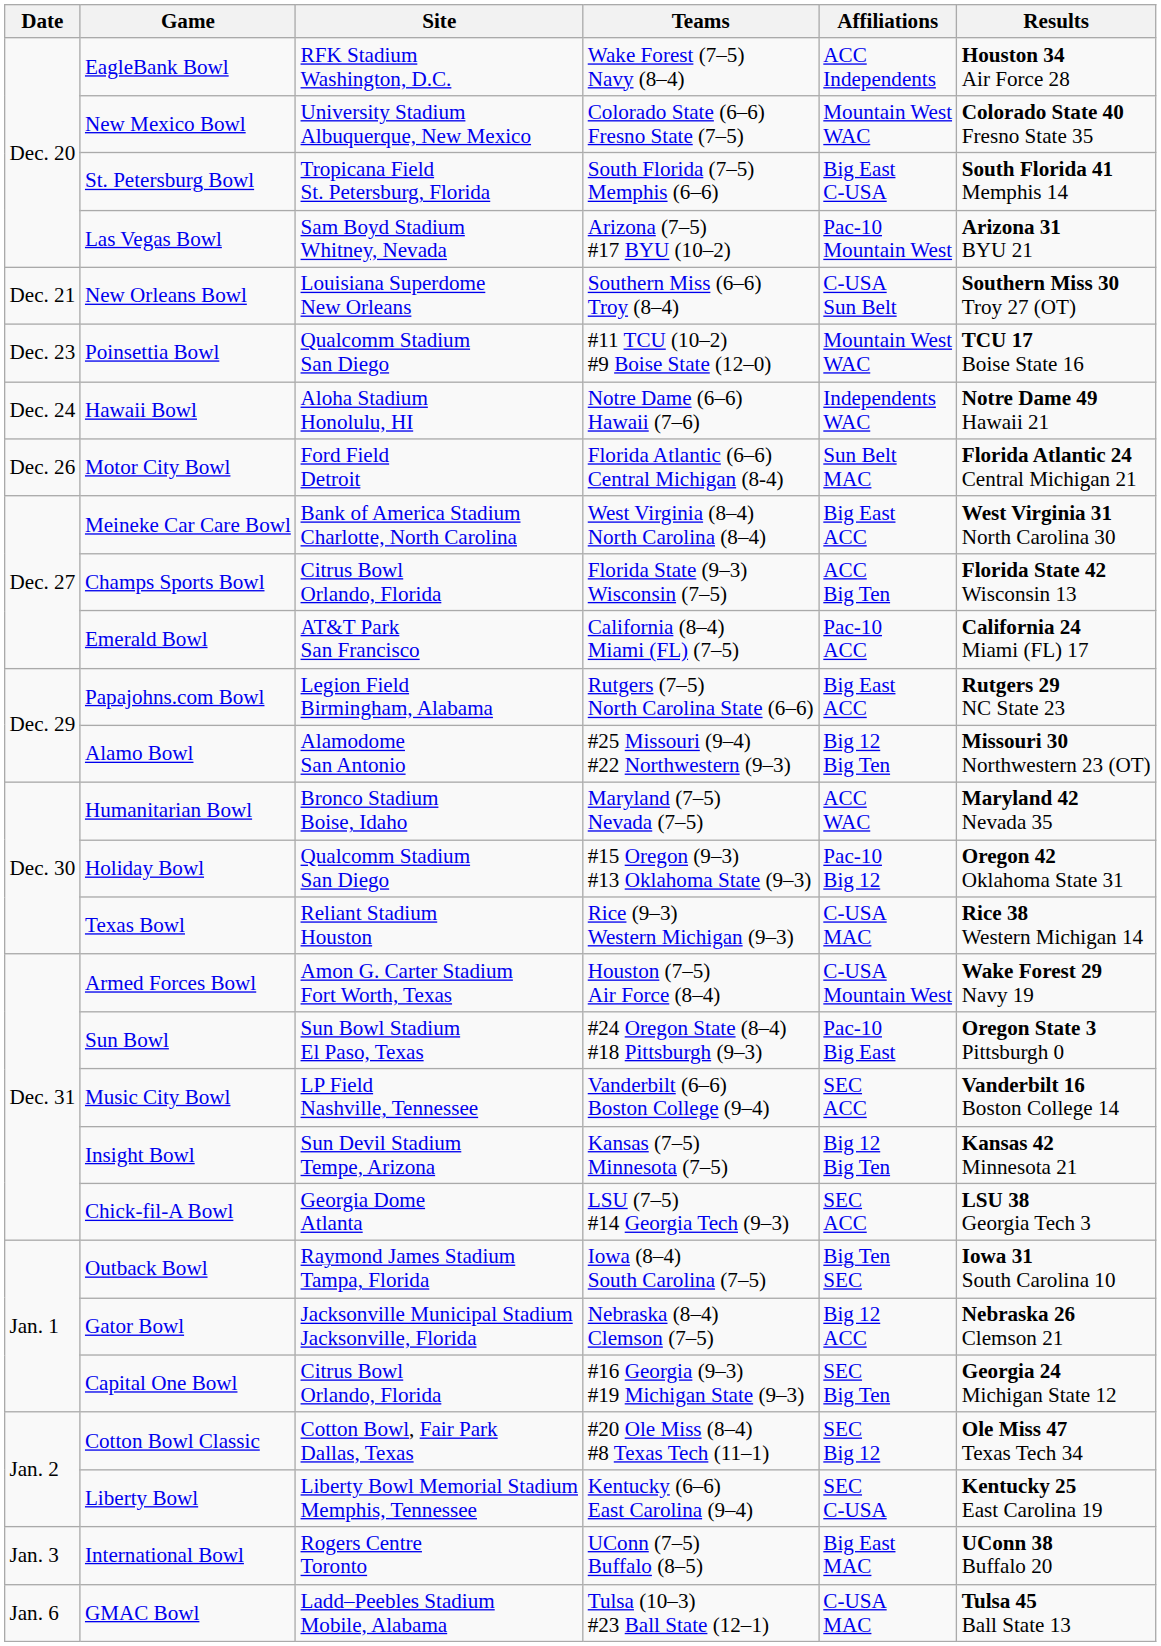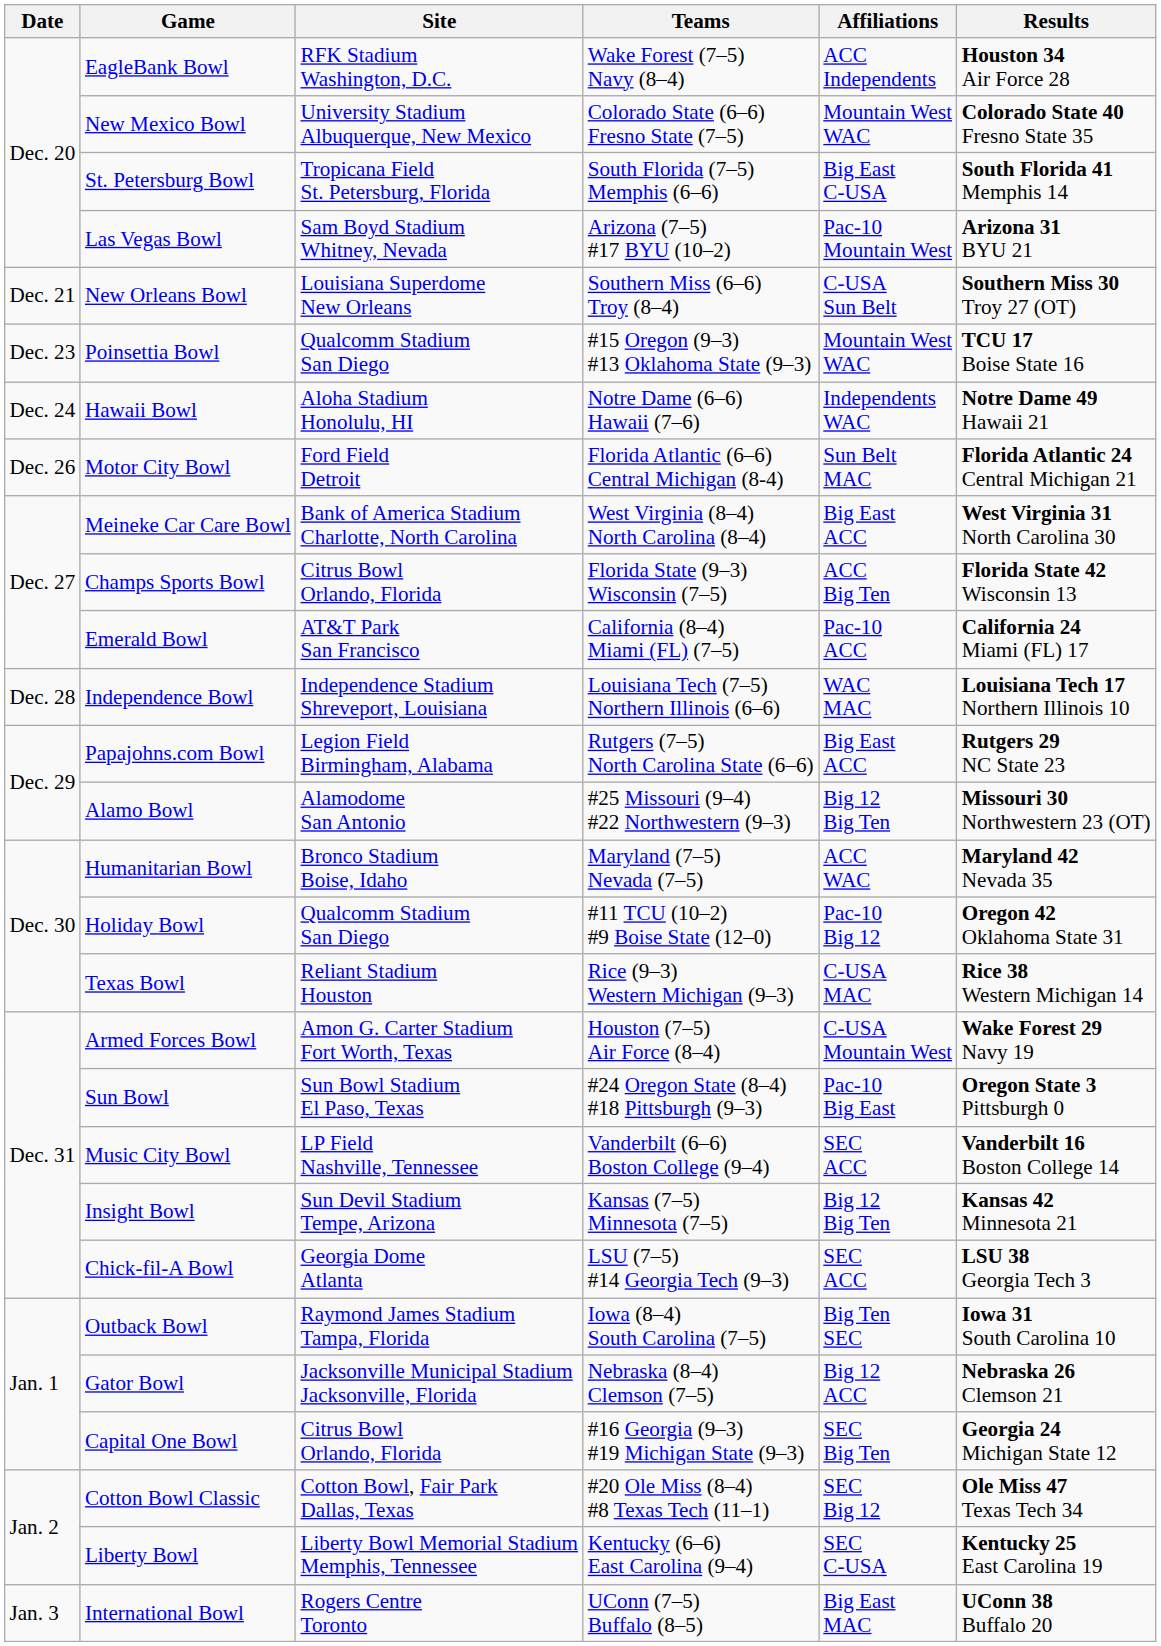(680, 352) #11 TCU (10–2) #9 Boise State (12–0) -> (699, 352) #15 Oregon (9–3) #13 Oklahoma State (9–3)
+ row: (169, 696)
(699, 868) #15 Oregon (9–3) #13 Oklahoma State (9–3) -> (680, 925) #11 TCU (10–2) #9 Boise State (12–0)
- row: (142, 1612)
